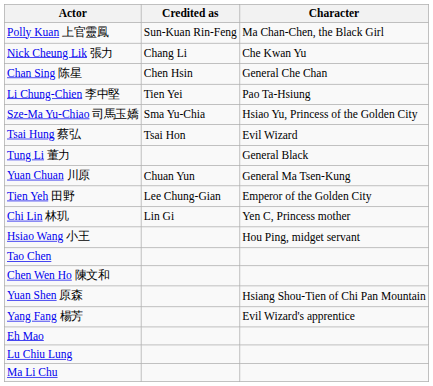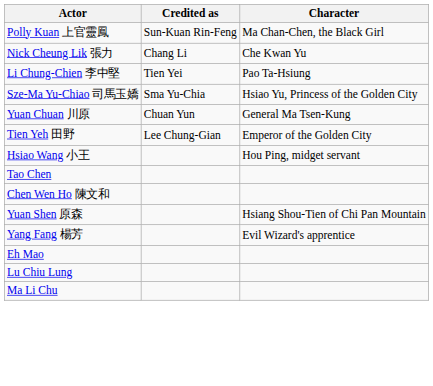- row: (44, 73)
- row: (44, 134)
- row: (38, 155)
- row: (38, 216)
